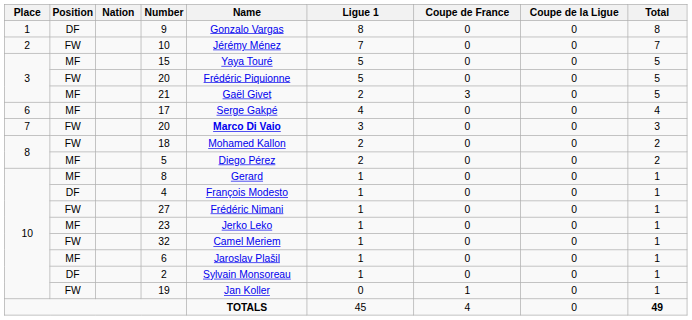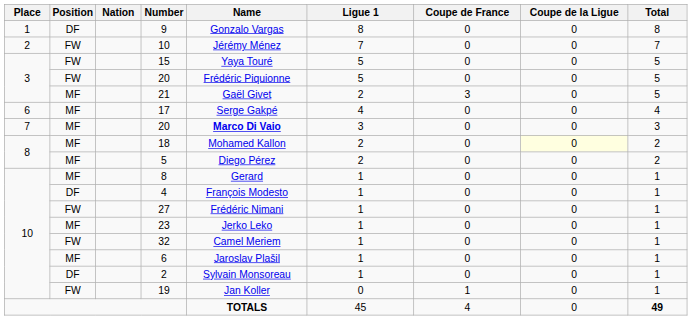(73, 62) MF -> (73, 62) FW
(73, 127) FW -> (73, 127) MF
(73, 144) FW -> (73, 144) MF
(574, 144) no background -> (574, 144) lightyellow background
